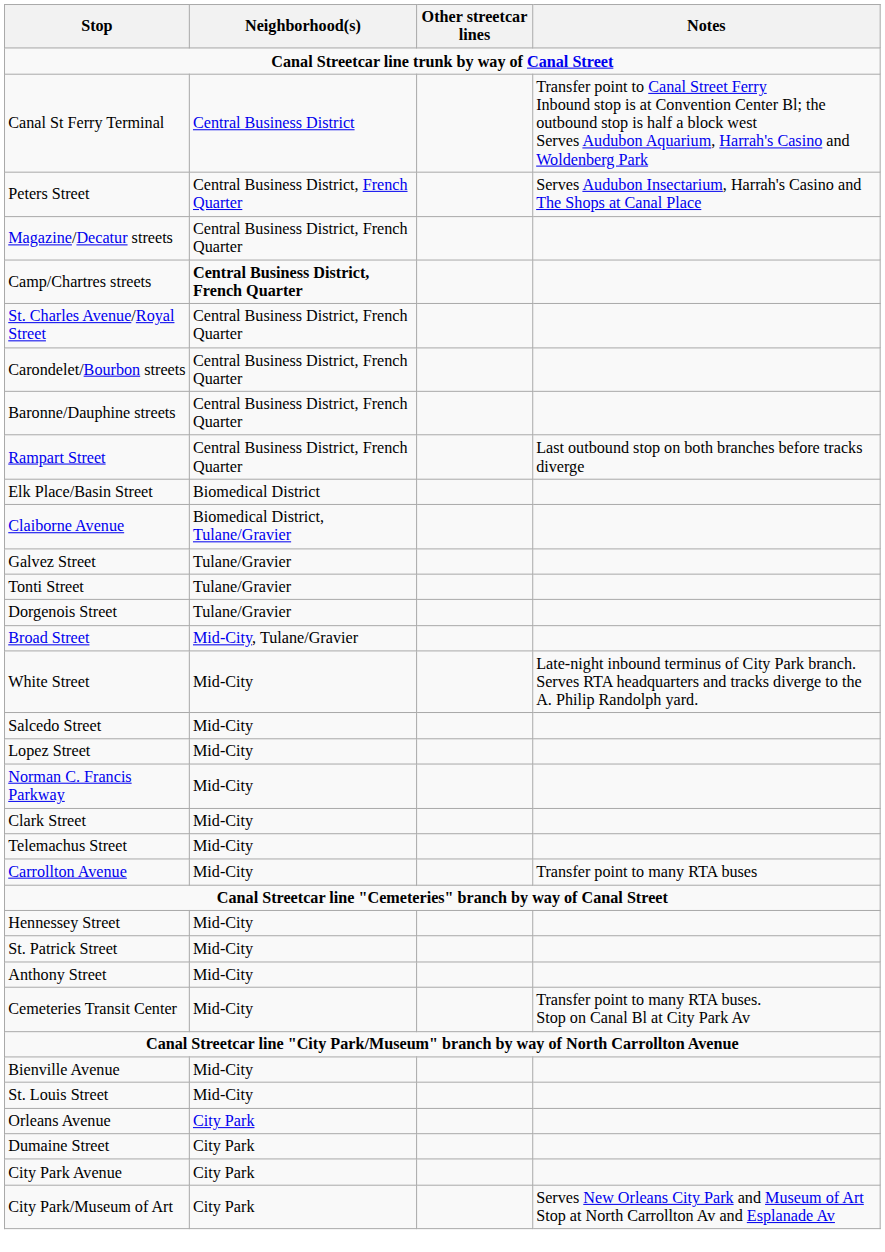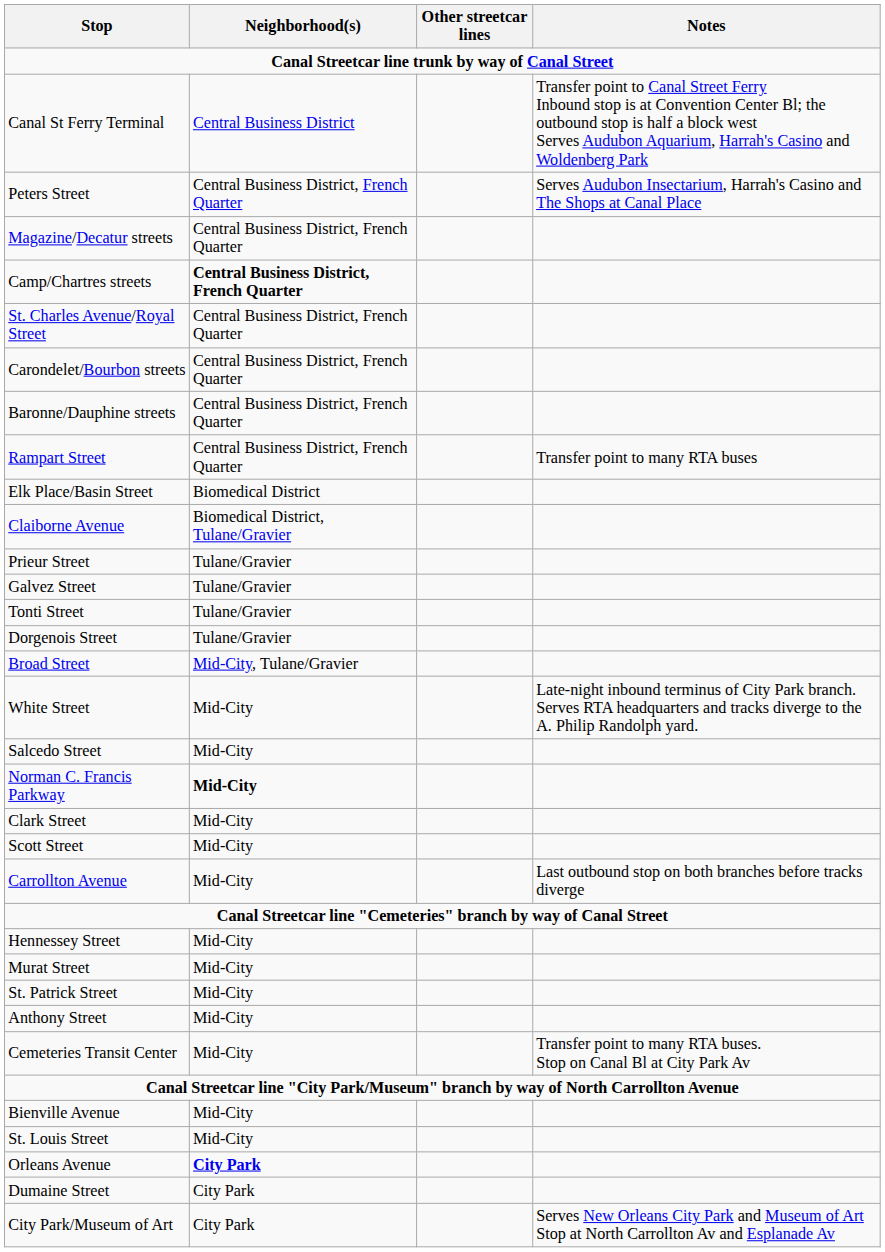(699, 457) Last outbound stop on both branches before tracks diverge -> (647, 457) Transfer point to many RTA buses
+ row: (49, 561)
- row: (49, 751)
(223, 786) normal -> (225, 786) bold
- row: (68, 846)
+ row: (46, 846)
(647, 872) Transfer point to many RTA buses -> (699, 881) Last outbound stop on both branches before tracks diverge
+ row: (49, 967)
(224, 1120) normal -> (227, 1164) bold
- row: (65, 1172)
